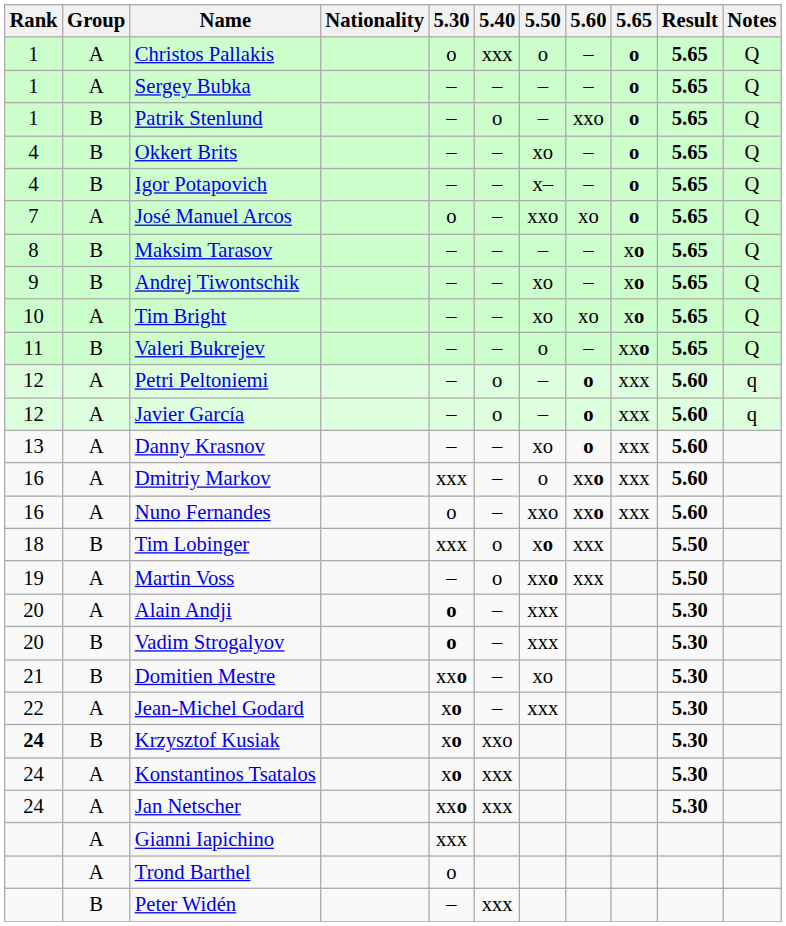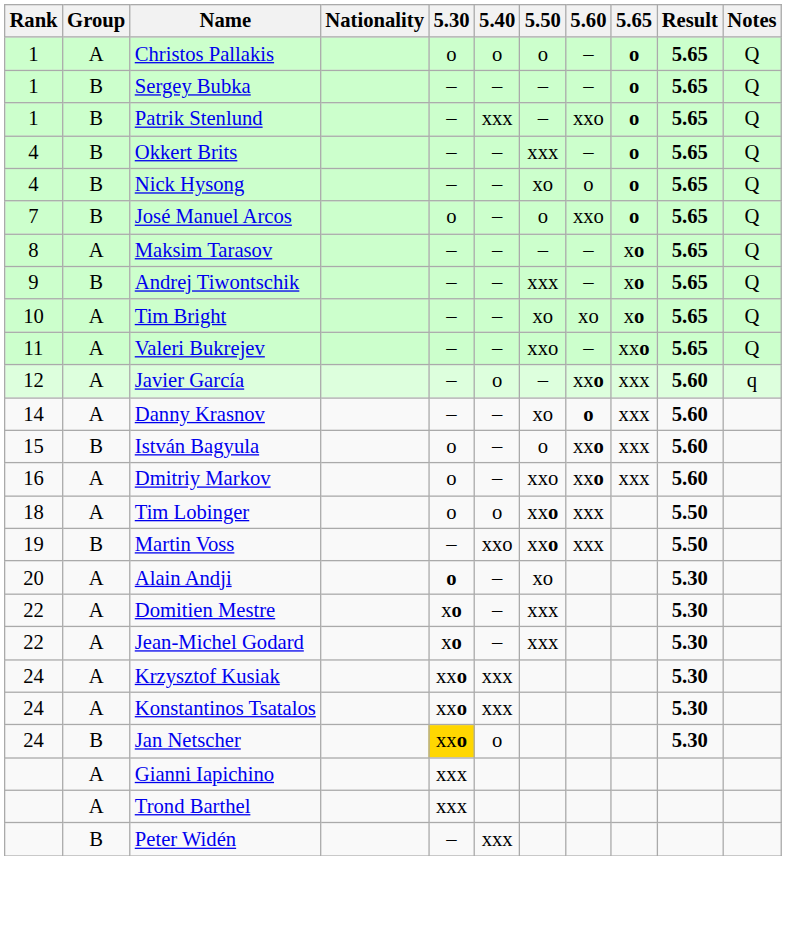(497, 53) xxx -> (497, 53) o
(96, 86) A -> (96, 86) B
(497, 119) o -> (497, 119) xxx
(543, 151) xo -> (543, 151) xxx
+ row: (190, 184)
- row: (201, 184)
(96, 217) A -> (96, 217) B
(543, 217) xxo -> (543, 217) o
(588, 217) xo -> (588, 217) xxo
(96, 250) B -> (96, 250) A
(543, 282) xo -> (543, 282) xxx
(96, 348) B -> (96, 348) A
(543, 348) o -> (543, 348) xxo
- row: (202, 380)
(588, 413) o -> (588, 380) xxo
(33, 446) 13 -> (33, 413) 14
+ row: (197, 446)
(452, 479) xxx -> (452, 479) o
(543, 479) o -> (543, 479) xxo
- row: (203, 511)
(96, 544) B -> (96, 511) A
(452, 544) xxx -> (452, 511) o
(543, 544) xo -> (543, 511) xxo
(96, 577) A -> (96, 544) B
(497, 577) o -> (497, 544) xxo
(543, 610) xxx -> (543, 577) xo
- row: (210, 642)
(33, 675) 21 -> (33, 610) 22
(96, 675) B -> (96, 610) A
(452, 675) xxo -> (452, 610) xo
(543, 675) xo -> (543, 610) xxx
(33, 741) bold -> (33, 675) normal
(96, 741) B -> (96, 675) A
(452, 741) xo -> (452, 675) xxo
(497, 741) xxo -> (497, 675) xxx
(452, 773) xo -> (452, 708) xxo
(96, 806) A -> (96, 741) B
(452, 806) no background -> (452, 741) gold background
(497, 806) xxx -> (497, 741) o
(452, 871) o -> (452, 806) xxx
